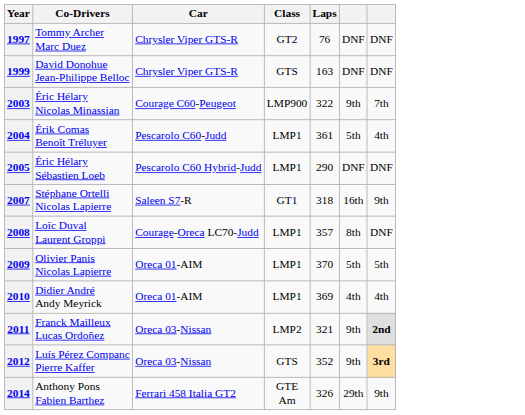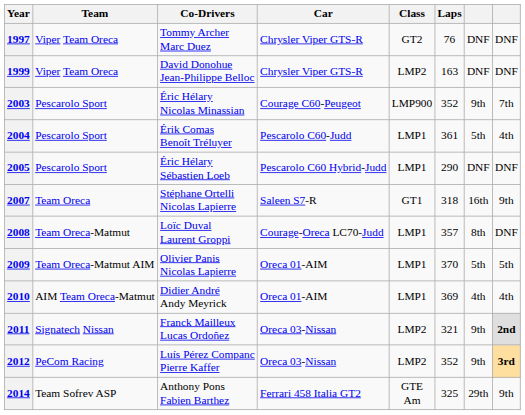+ column: (95, 14)
(287, 71) GTS -> (412, 71) LMP2
(325, 104) 322 -> (450, 104) 352
(287, 361) GTS -> (412, 361) LMP2
(325, 393) 326 -> (450, 393) 325
